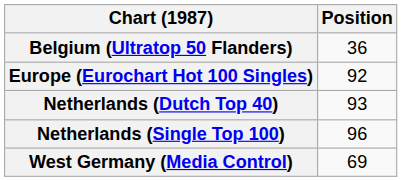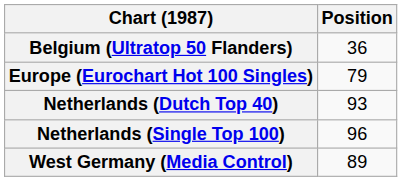(357, 76) 92 -> (357, 76) 79
(357, 162) 69 -> (357, 162) 89
